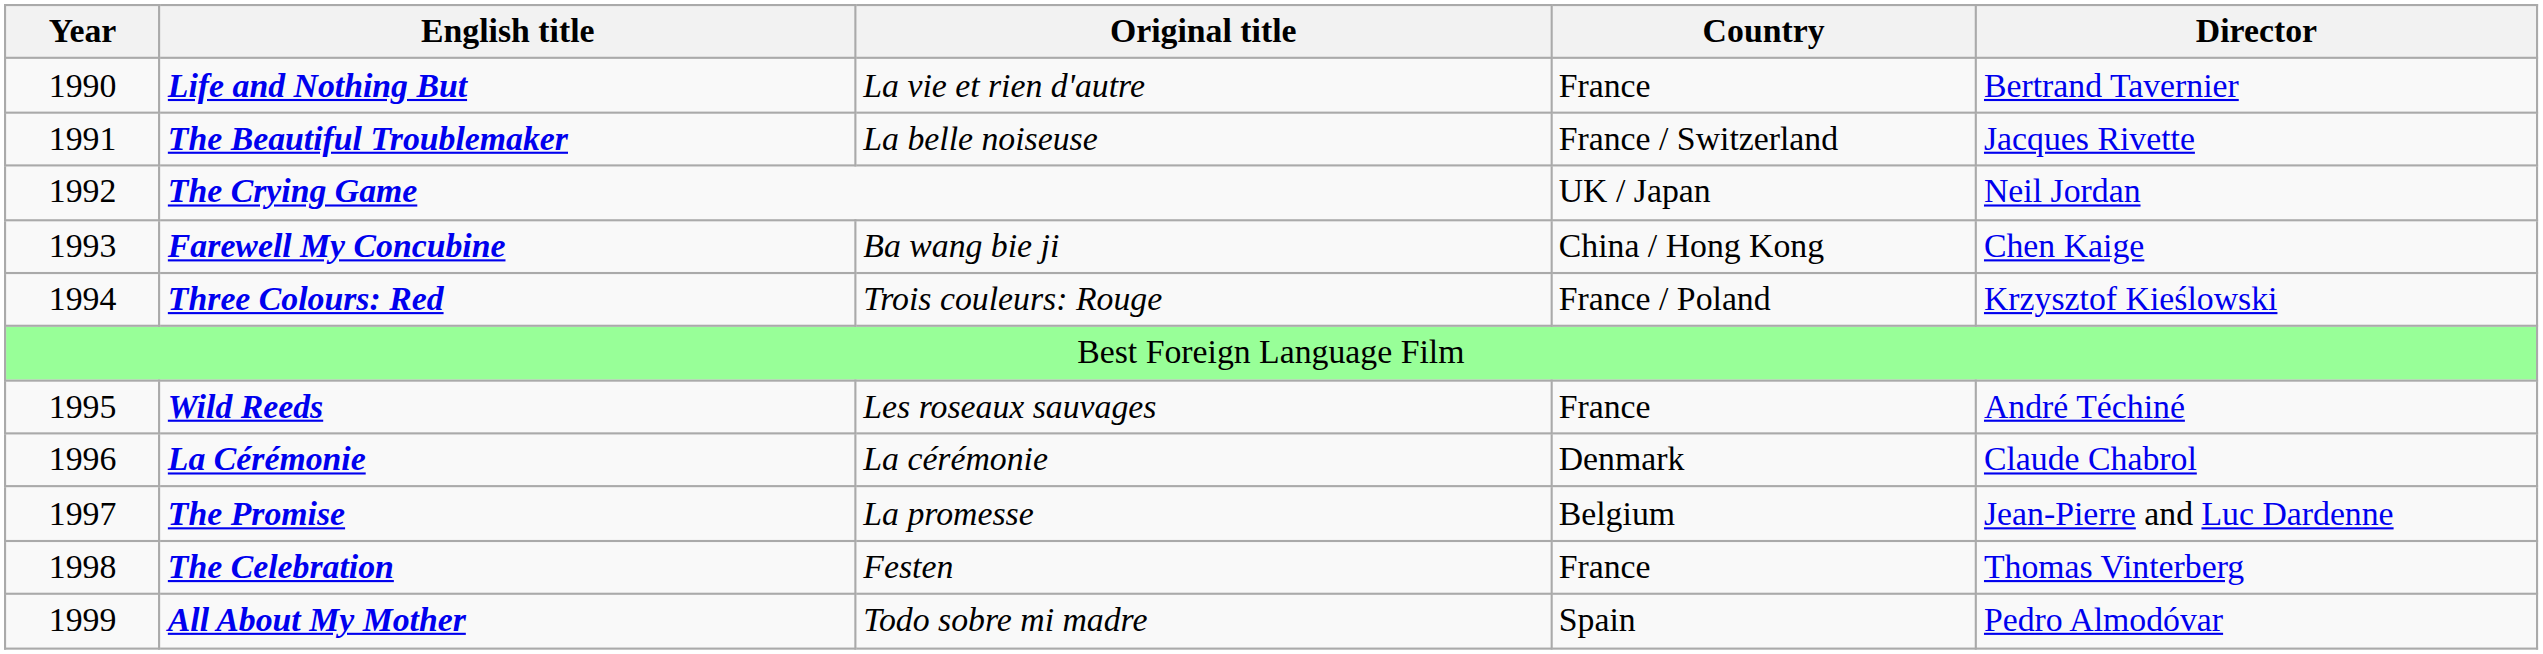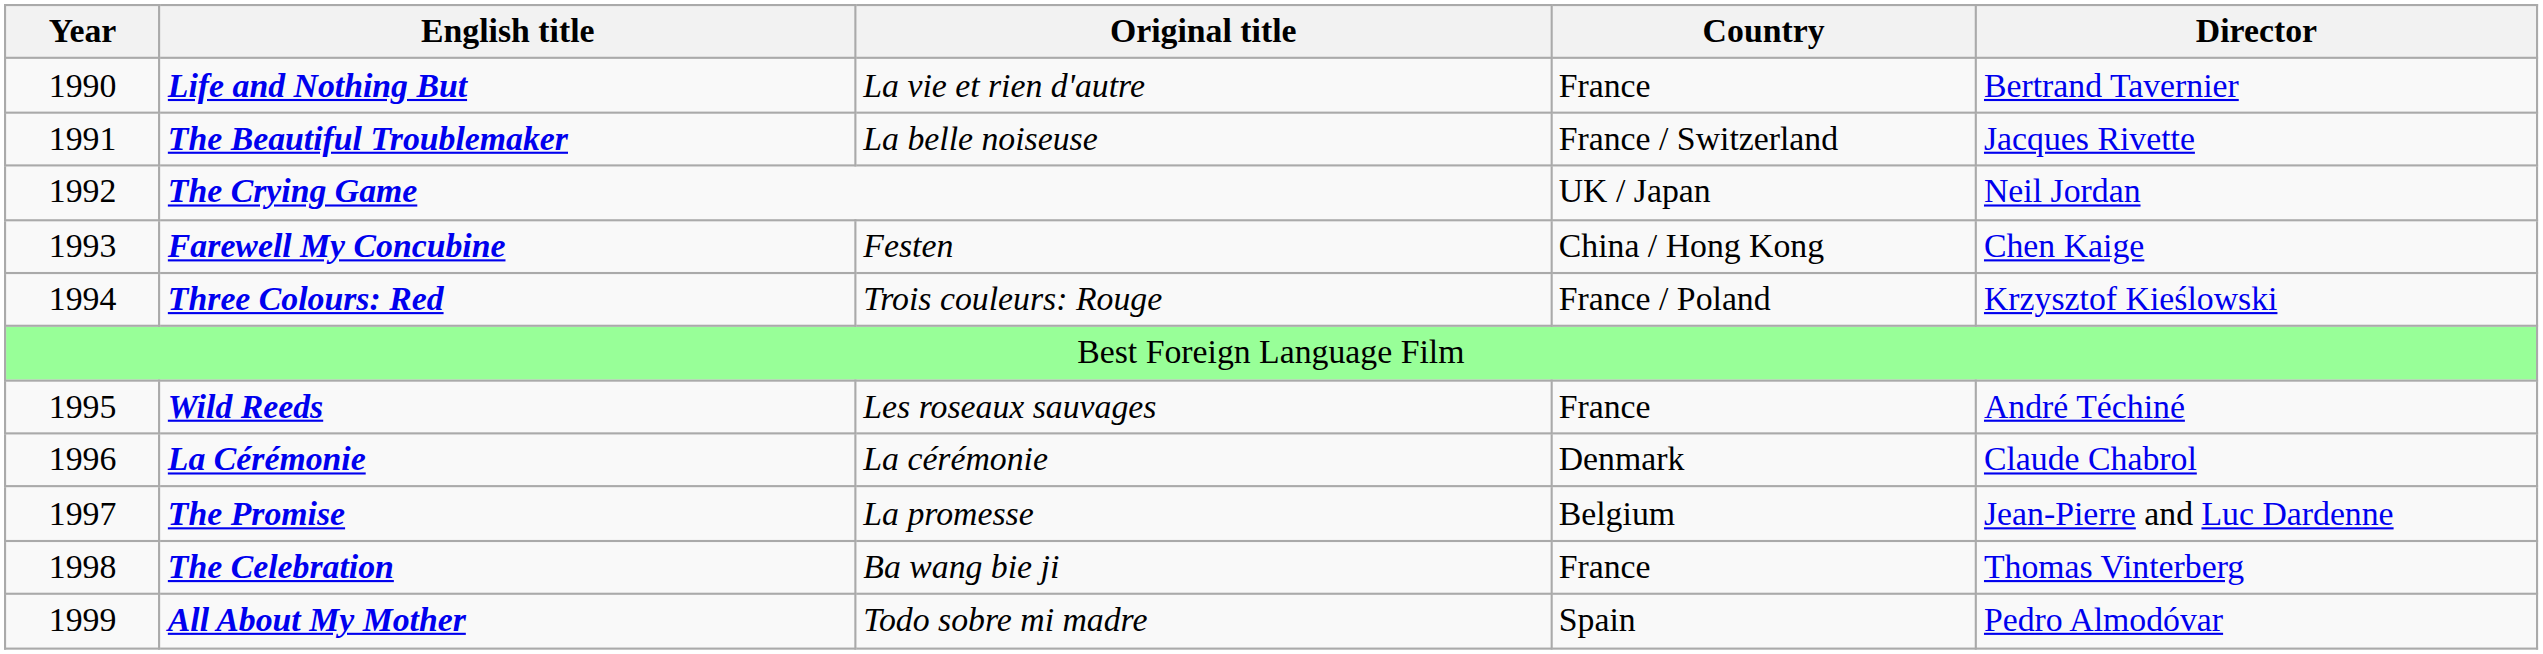(961, 245) Ba wang bie ji -> (908, 245) Festen
(908, 566) Festen -> (961, 566) Ba wang bie ji
